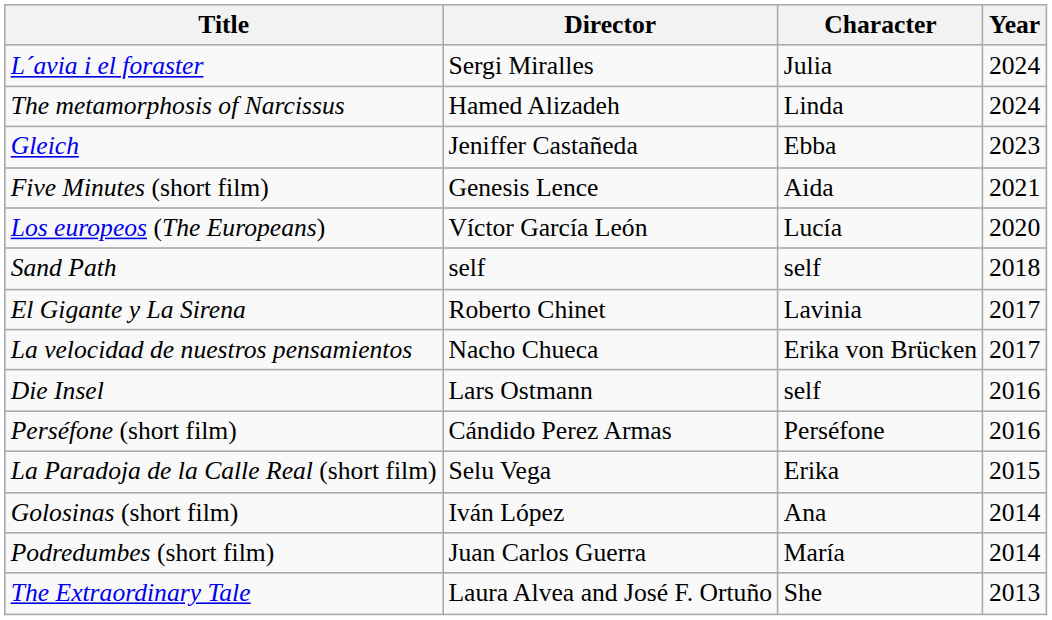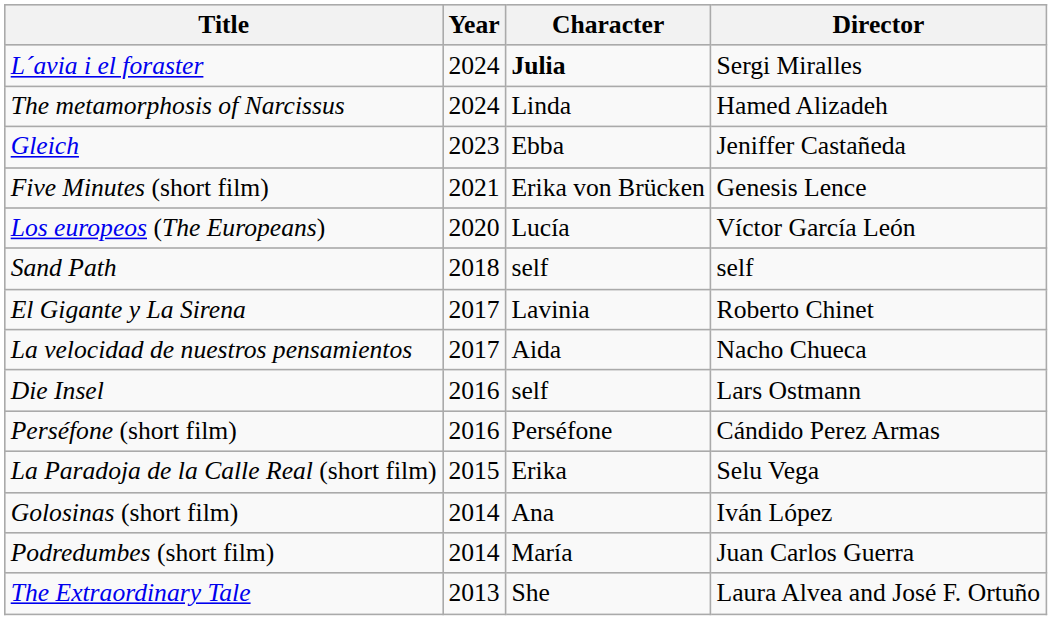columns swapped: (610, 24) <-> (1015, 24)
(808, 65) normal -> (538, 65) bold
(809, 187) Aida -> (608, 187) Erika von Brücken
(880, 349) Erika von Brücken -> (536, 349) Aida
